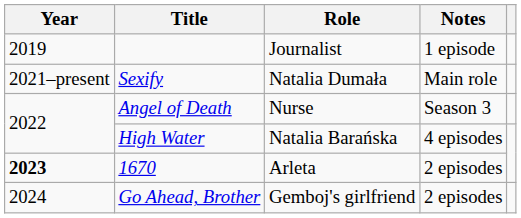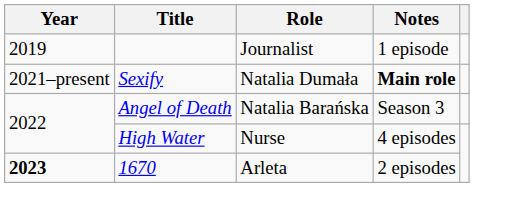(461, 78) normal -> (416, 78) bold
(291, 108) Nurse -> (305, 108) Natalia Barańska
(333, 138) Natalia Barańska -> (263, 138) Nurse
- row: (189, 197)
